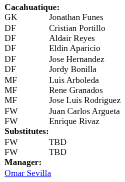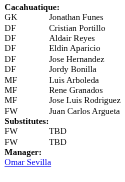- row: (11, 121)
